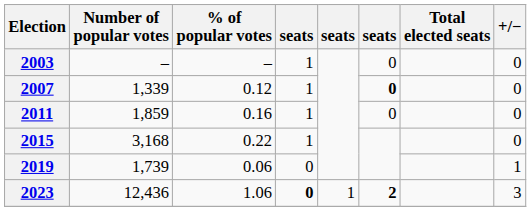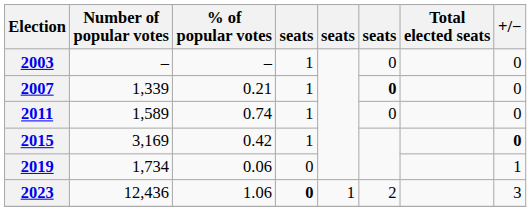(258, 88) 0.12 -> (258, 88) 0.21
(150, 114) 1,859 -> (150, 114) 1,589
(258, 114) 0.16 -> (258, 114) 0.74
(150, 140) 3,168 -> (150, 140) 3,169
(258, 140) 0.22 -> (258, 140) 0.42
(517, 140) normal -> (517, 140) bold
(150, 166) 1,739 -> (150, 166) 1,734
(392, 192) bold -> (392, 192) normal
